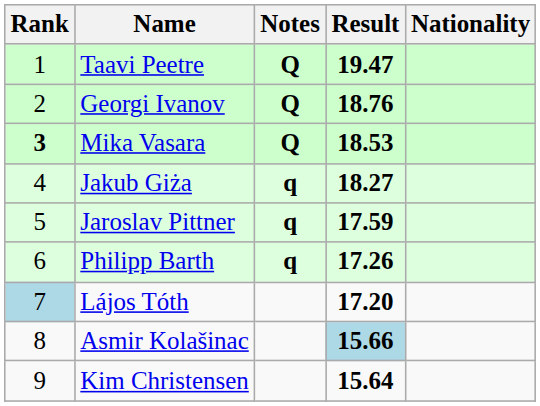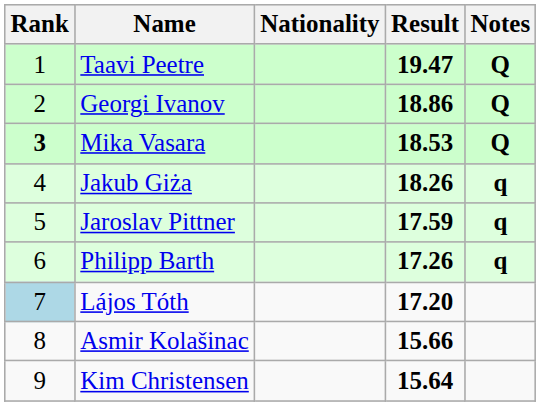columns swapped: (471, 24) <-> (290, 24)
(365, 103) 18.76 -> (425, 103) 18.86
(365, 182) 18.27 -> (425, 182) 18.26
(365, 340) lightblue background -> (425, 340) no background
